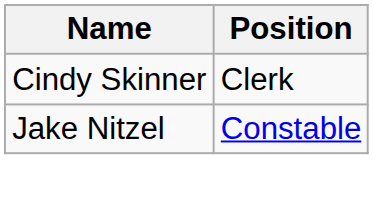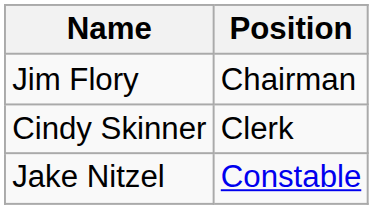+ row: (75, 78)
